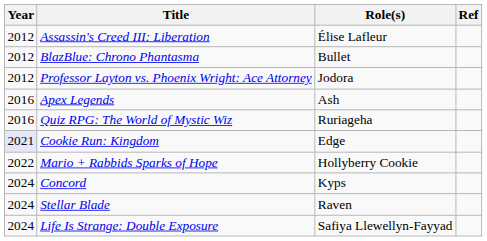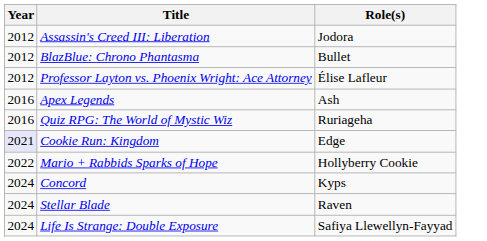- column: (469, 15)
(352, 36) Élise Lafleur -> (336, 36) Jodora
(336, 78) Jodora -> (352, 78) Élise Lafleur
